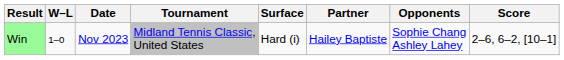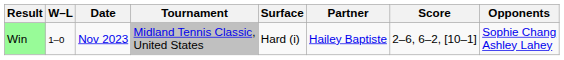columns swapped: (429, 13) <-> (514, 13)
